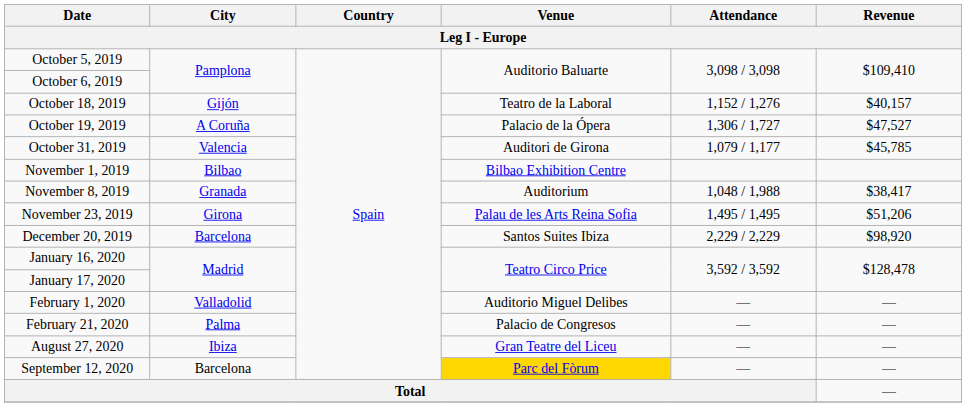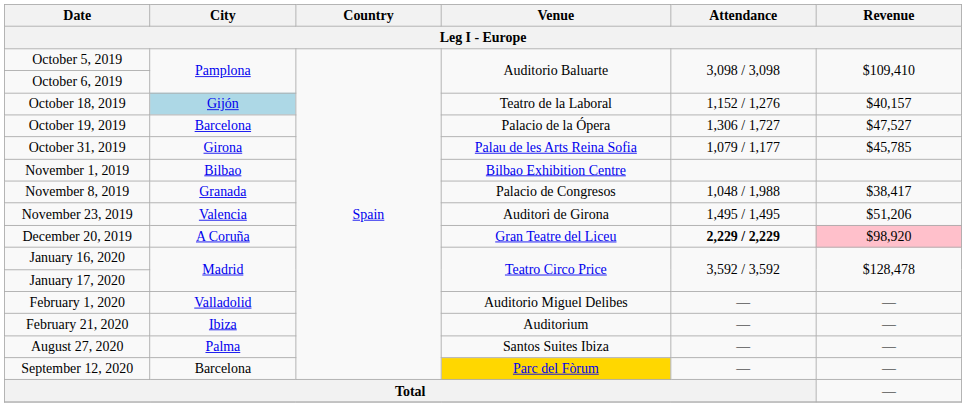(223, 103) no background -> (223, 103) lightblue background
(223, 125) A Coruña -> (223, 125) Barcelona
(223, 147) Valencia -> (223, 147) Girona
(556, 147) Auditori de Girona -> (556, 147) Palau de les Arts Reina Sofia
(556, 192) Auditorium -> (556, 192) Palacio de Congresos
(223, 214) Girona -> (223, 214) Valencia
(556, 214) Palau de les Arts Reina Sofia -> (556, 214) Auditori de Girona
(223, 236) Barcelona -> (223, 236) A Coruña
(556, 236) Santos Suites Ibiza -> (556, 236) Gran Teatre del Liceu
(743, 236) normal -> (743, 236) bold
(889, 236) no background -> (889, 236) pink background
(223, 324) Palma -> (223, 324) Ibiza
(556, 324) Palacio de Congresos -> (556, 324) Auditorium
(223, 346) Ibiza -> (223, 346) Palma
(556, 346) Gran Teatre del Liceu -> (556, 346) Santos Suites Ibiza
